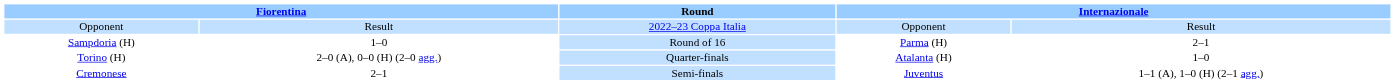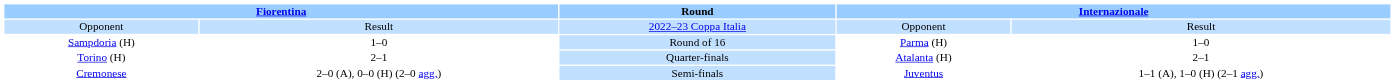(1201, 42) 2–1 -> (1201, 42) 1–0
(379, 57) 2–0 (A), 0–0 (H) (2–0 agg.) -> (379, 57) 2–1
(1201, 57) 1–0 -> (1201, 57) 2–1
(379, 73) 2–1 -> (379, 73) 2–0 (A), 0–0 (H) (2–0 agg.)
